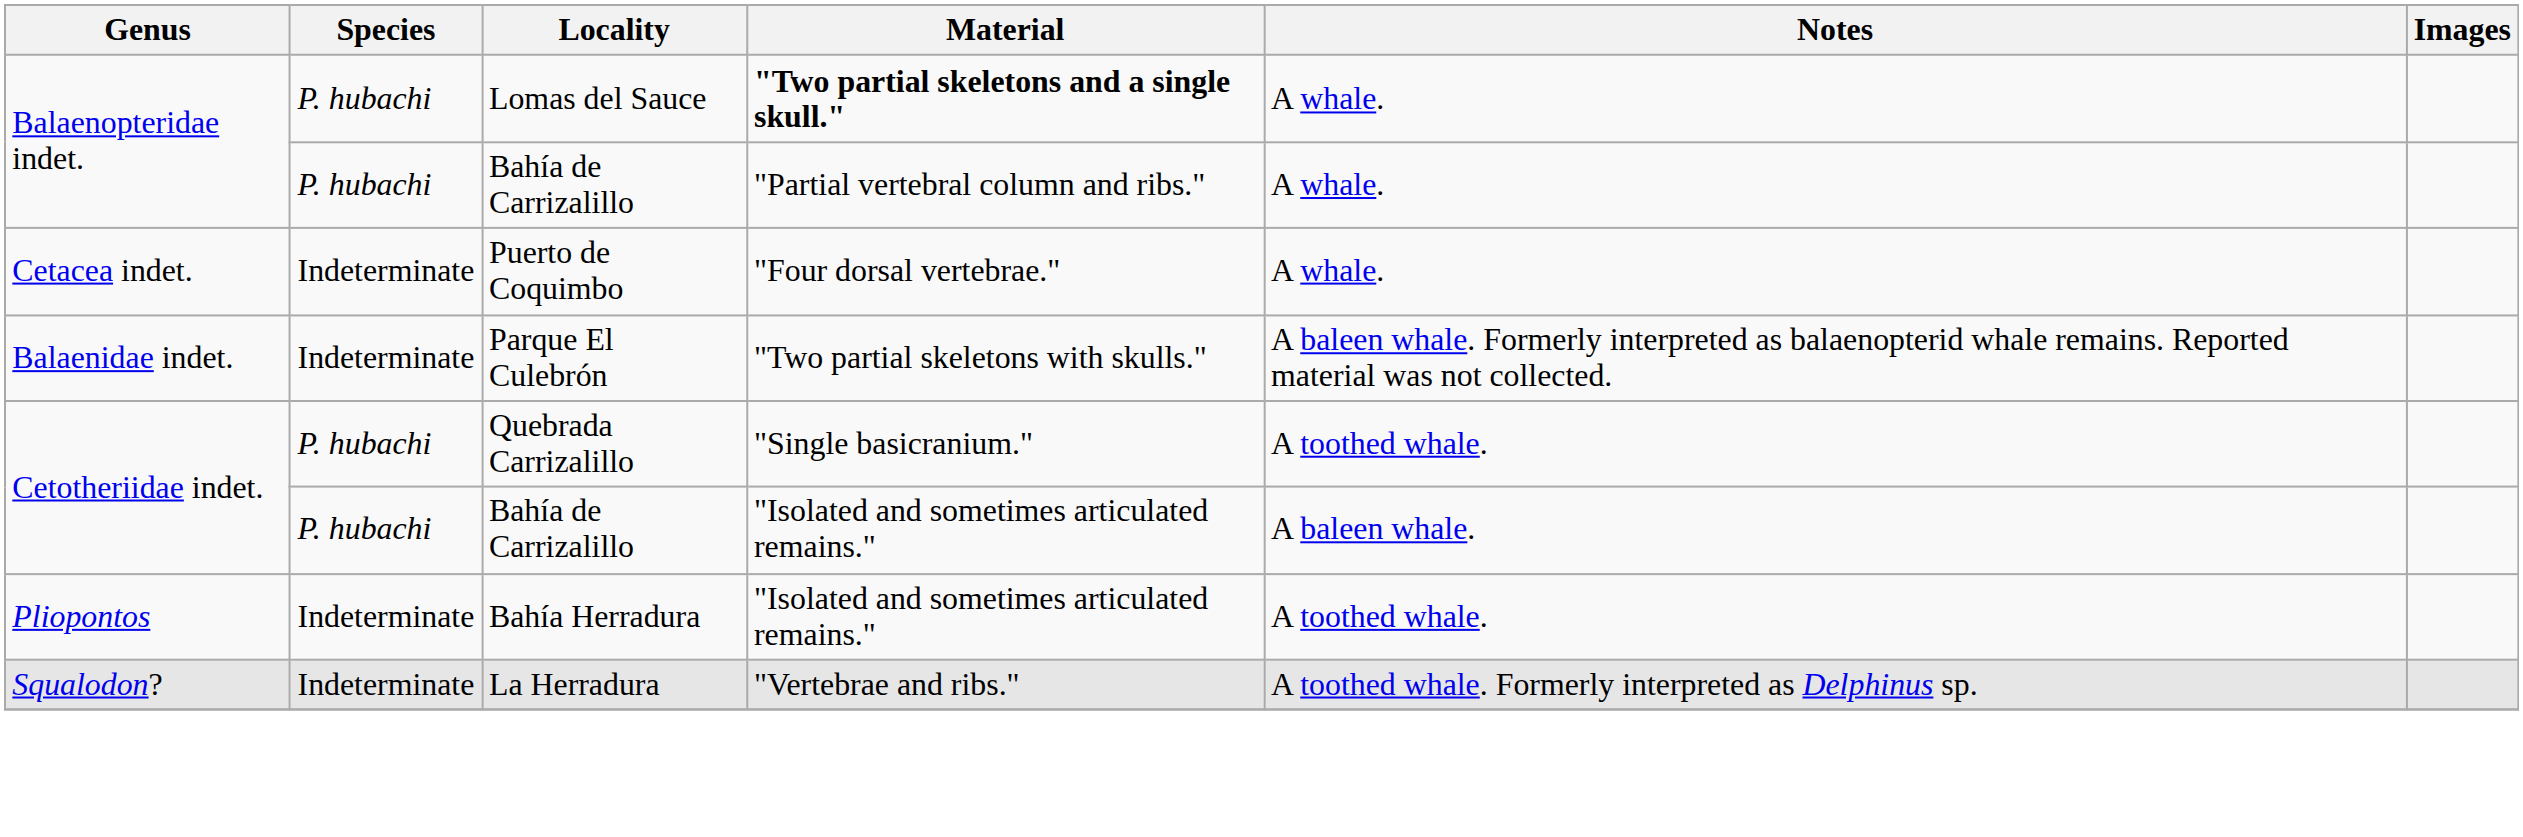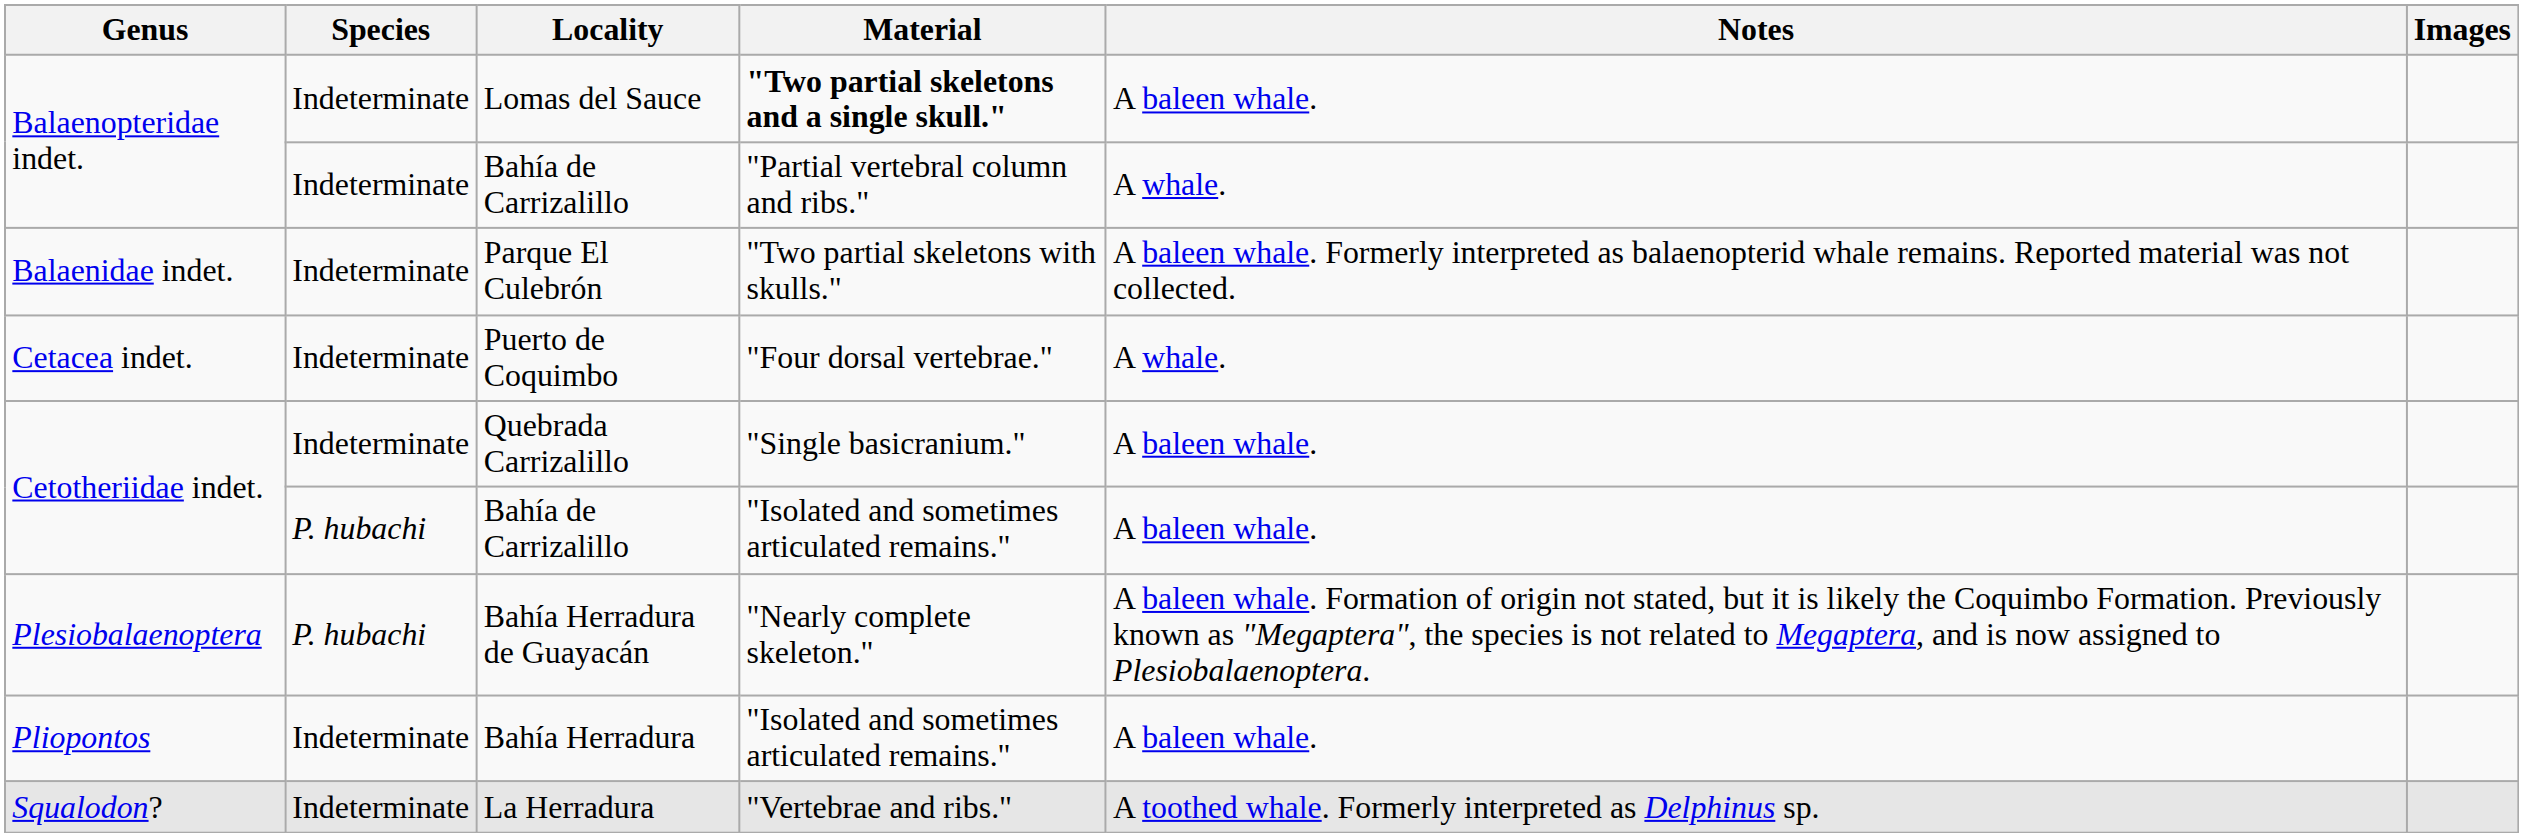(364, 98) P. hubachi -> (381, 98) Indeterminate
(1328, 98) A whale. -> (1215, 98) A baleen whale.
(364, 184) P. hubachi -> (381, 184) Indeterminate
rows swapped: (123, 357) <-> (103, 270)
(364, 443) P. hubachi -> (381, 443) Indeterminate
(1379, 443) A toothed whale. -> (1215, 443) A baleen whale.
+ row: (137, 633)
(1379, 616) A toothed whale. -> (1215, 738) A baleen whale.
